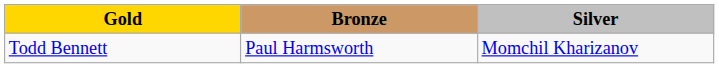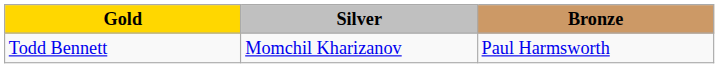columns swapped: (596, 18) <-> (359, 18)
